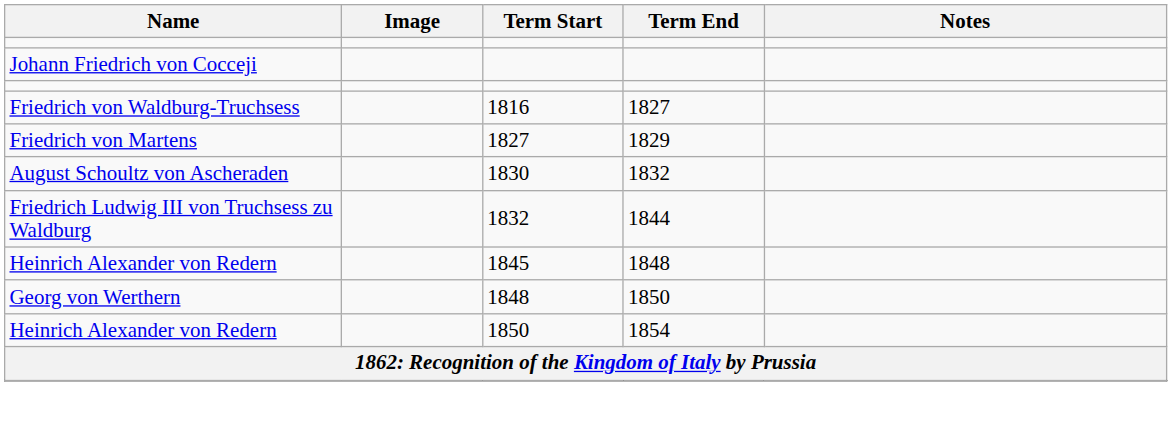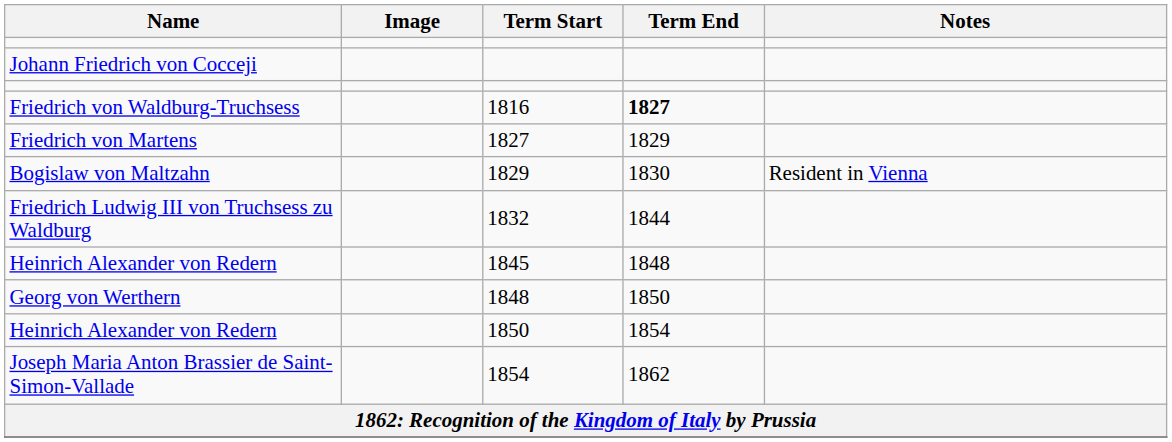(649, 106) normal -> (649, 106) bold
+ row: (110, 173)
- row: (149, 173)
+ row: (171, 374)
